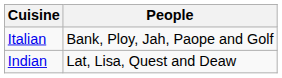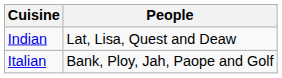rows swapped: (27, 38) <-> (27, 61)
